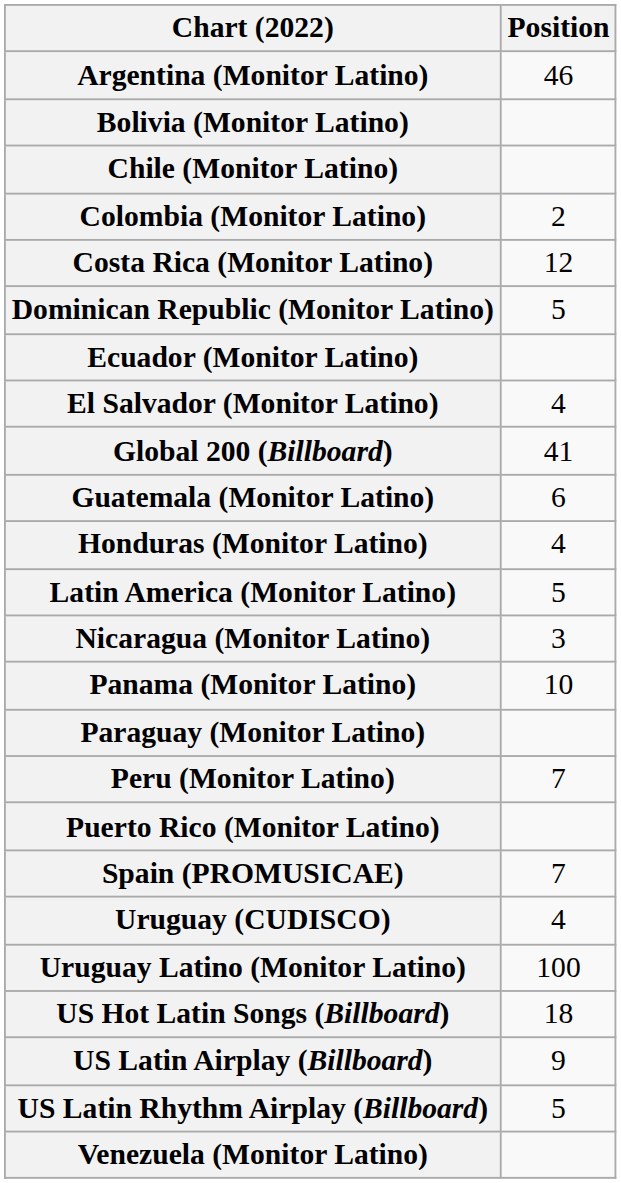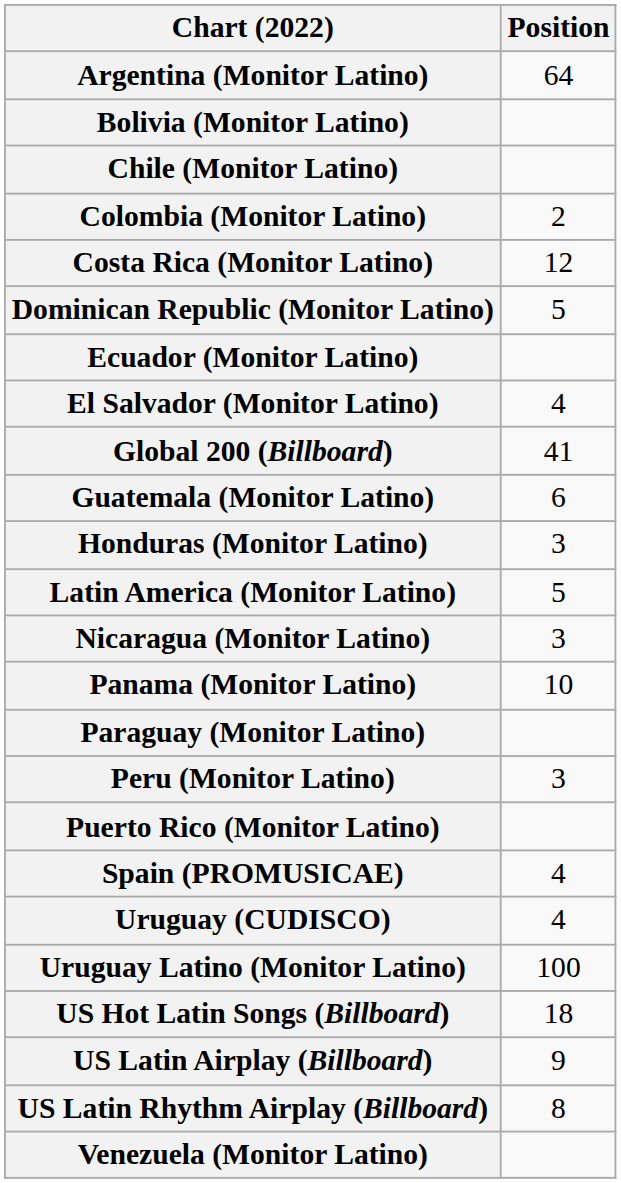(559, 74) 46 -> (559, 74) 64
(559, 544) 4 -> (559, 544) 3
(559, 779) 7 -> (559, 779) 3
(559, 872) 7 -> (559, 872) 4
(559, 1107) 5 -> (559, 1107) 8
